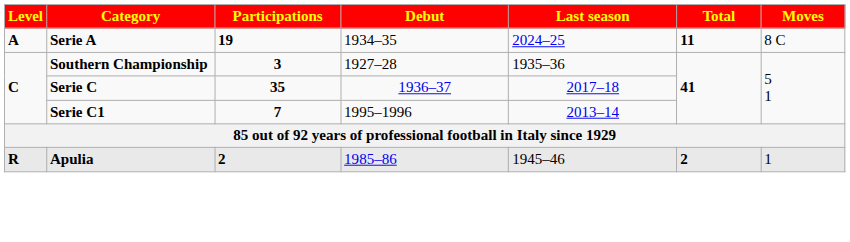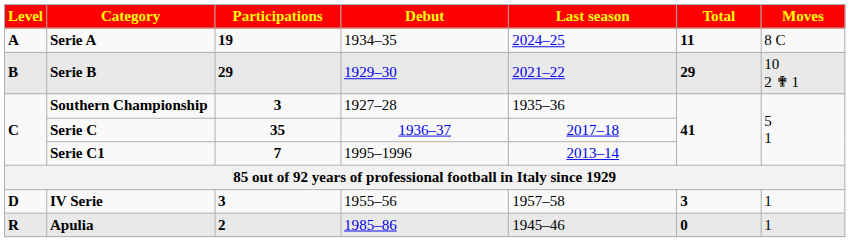+ row: (73, 73)
+ row: (76, 201)
(684, 159) 2 -> (684, 225) 0
